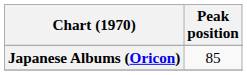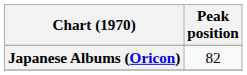(213, 57) 85 -> (213, 57) 82
